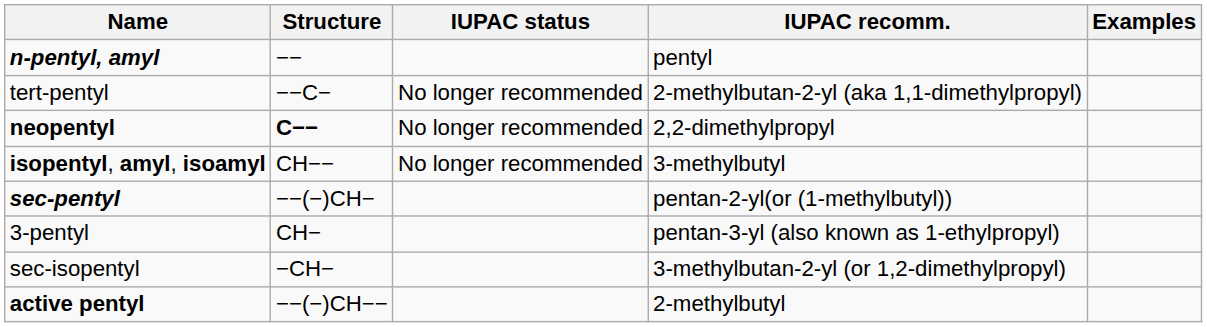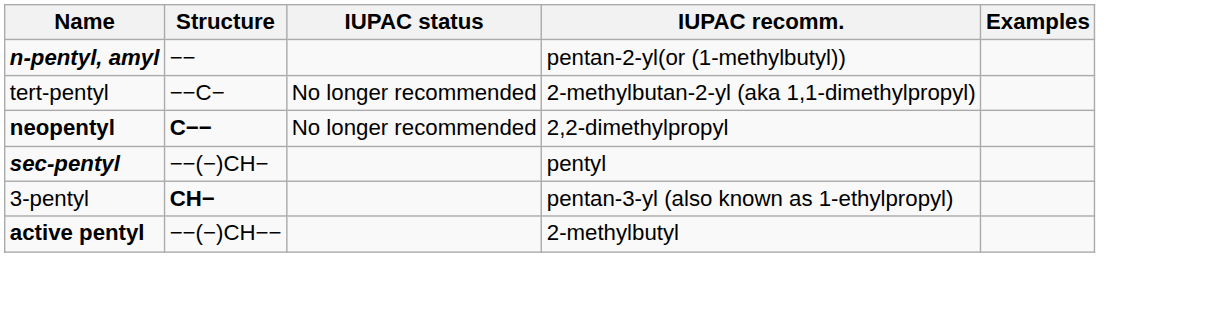(683, 57) pentyl -> (696, 57) pentan-2-yl(or (1-methylbutyl))
- row: (138, 163)
(803, 198) pentan-2-yl(or (1-methylbutyl)) -> (576, 163) pentyl
(298, 233) normal -> (192, 198) bold
- row: (75, 269)
